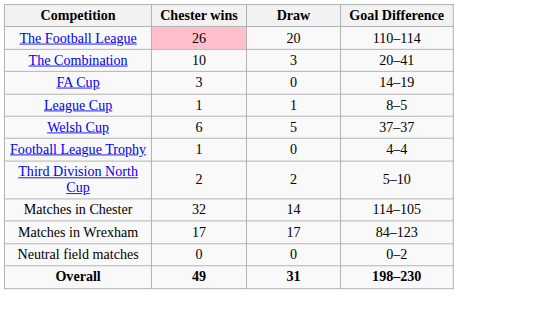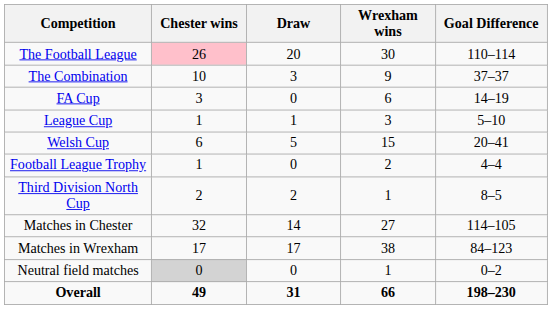+ column: (388, 23)
(397, 60) 20–41 -> (491, 76) 37–37
(397, 104) 8–5 -> (491, 120) 5–10
(397, 127) 37–37 -> (491, 143) 20–41
(397, 179) 5–10 -> (491, 195) 8–5
(199, 254) no background -> (199, 270) lightgrey background
